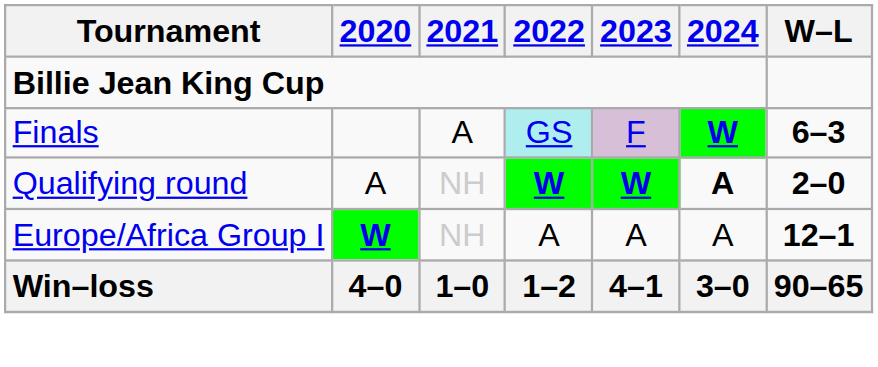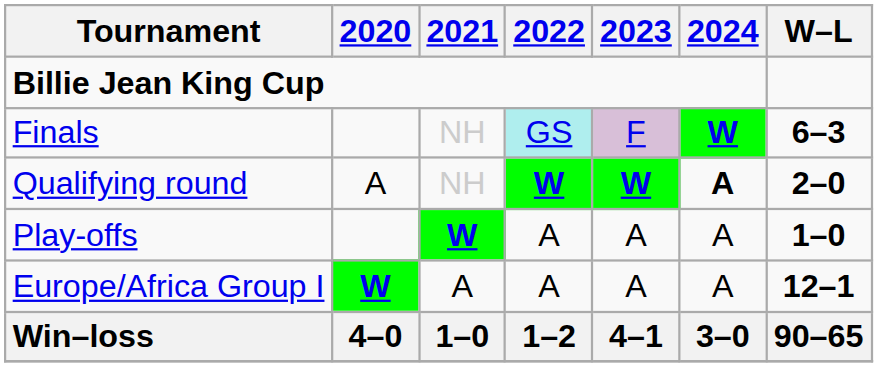(462, 133) A -> (462, 133) NH
+ row: (75, 235)
(462, 235) NH -> (462, 286) A
